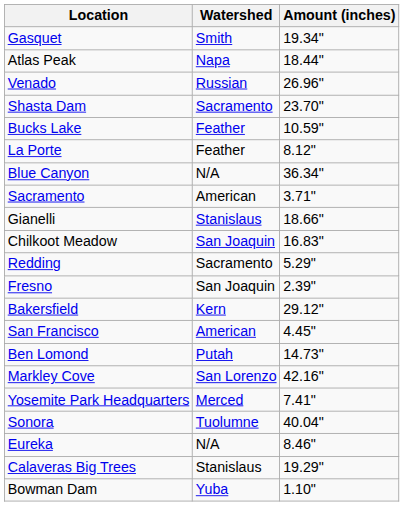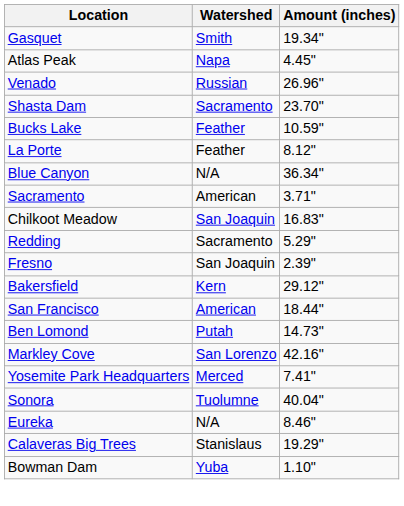(303, 60) 18.44" -> (300, 60) 4.45"
- row: (31, 219)
(300, 331) 4.45" -> (303, 309) 18.44"
